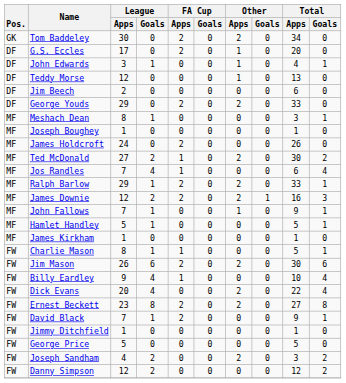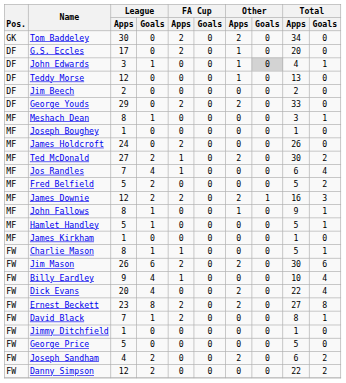(267, 64) no background -> (267, 64) lightgrey background
(296, 91) 6 -> (296, 91) 2
+ row: (62, 185)
- row: (59, 185)
(124, 211) 7 -> (124, 211) 8
(296, 318) 9 -> (296, 318) 8
(296, 358) 3 -> (296, 358) 6
(296, 371) 12 -> (296, 371) 22
